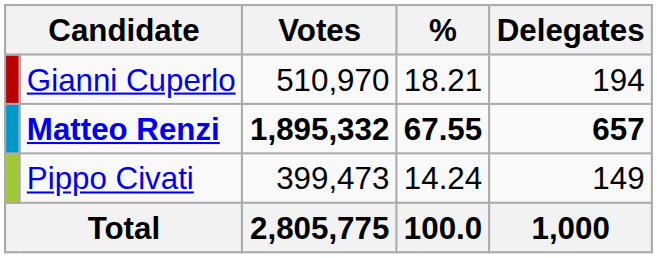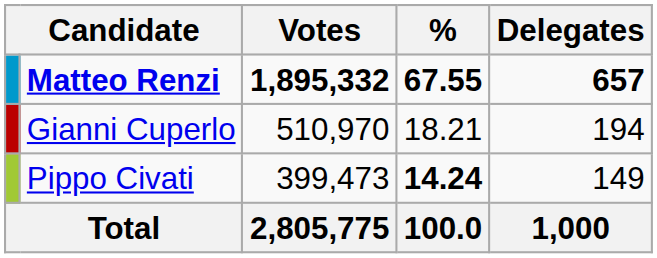rows swapped: (123, 129) <-> (131, 80)
(443, 179) normal -> (443, 179) bold
